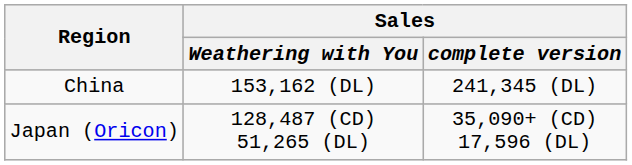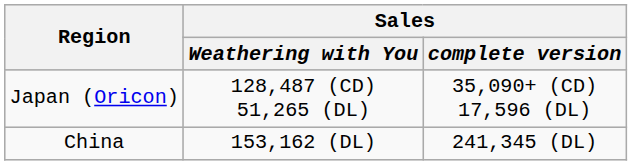rows swapped: (94, 131) <-> (94, 87)
